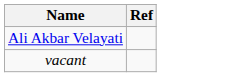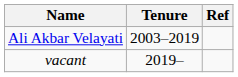+ column: (165, 15)
